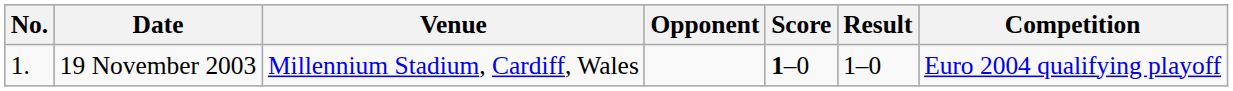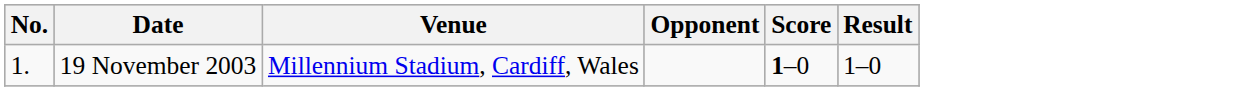- column: (1073, 24)
